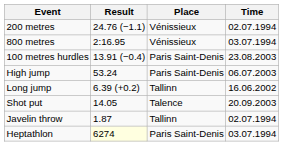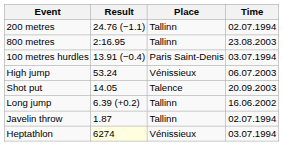(173, 27) Vénissieux -> (163, 27) Tallinn
(173, 42) Vénissieux -> (163, 42) Tallinn
(252, 42) 03.07.1994 -> (252, 42) 23.08.2003
(252, 57) 23.08.2003 -> (252, 57) 03.07.1994
(187, 73) Paris Saint-Denis -> (173, 73) Vénissieux
rows swapped: (29, 88) <-> (24, 103)
(187, 133) Paris Saint-Denis -> (173, 133) Vénissieux
